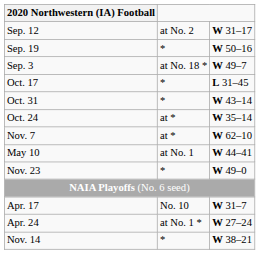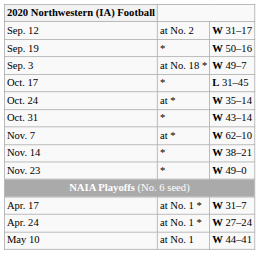rows swapped: (23, 117) <-> (23, 100)
rows swapped: (24, 240) <-> (23, 152)
(174, 205) No. 10 -> (181, 205) at No. 1 *
